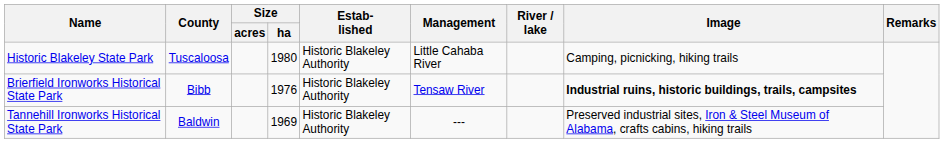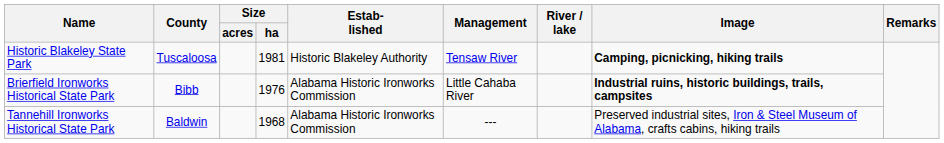(284, 58) 1980 -> (272, 58) 1981
(448, 58) Little Cahaba River -> (482, 58) Tensaw River
(652, 58) normal -> (689, 58) bold
(346, 90) Historic Blakeley Authority -> (362, 90) Alabama Historic Ironworks Commission
(449, 90) Tensaw River -> (481, 90) Little Cahaba River
(284, 122) 1969 -> (272, 122) 1968
(346, 122) Historic Blakeley Authority -> (362, 122) Alabama Historic Ironworks Commission
